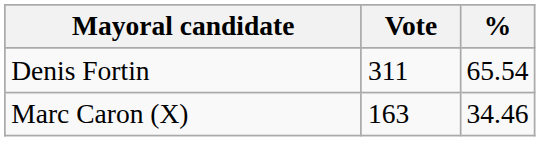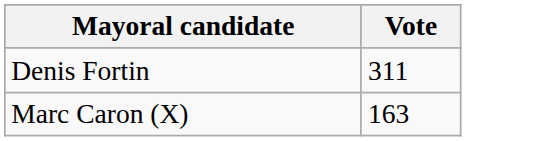- column: (498, 26)
